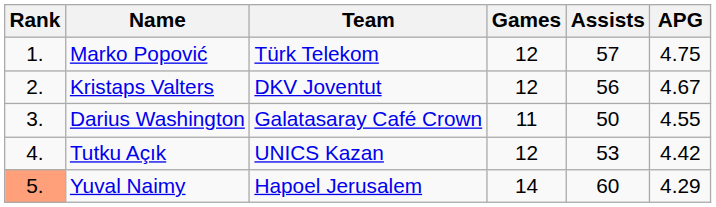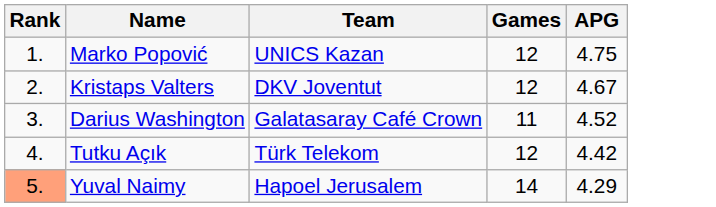- column: (608, 20)
(317, 53) Türk Telekom -> (319, 53) UNICS Kazan
(680, 119) 4.55 -> (597, 119) 4.52
(319, 152) UNICS Kazan -> (317, 152) Türk Telekom
